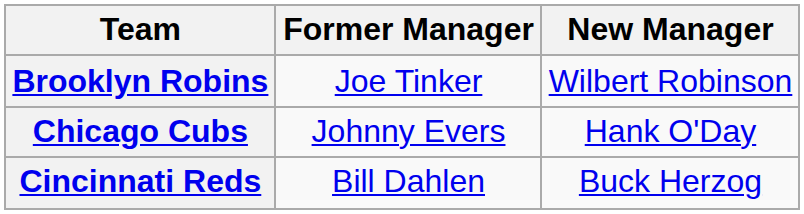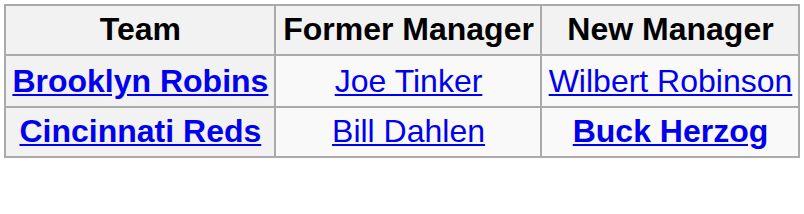- row: (140, 131)
(670, 182) normal -> (670, 131) bold
